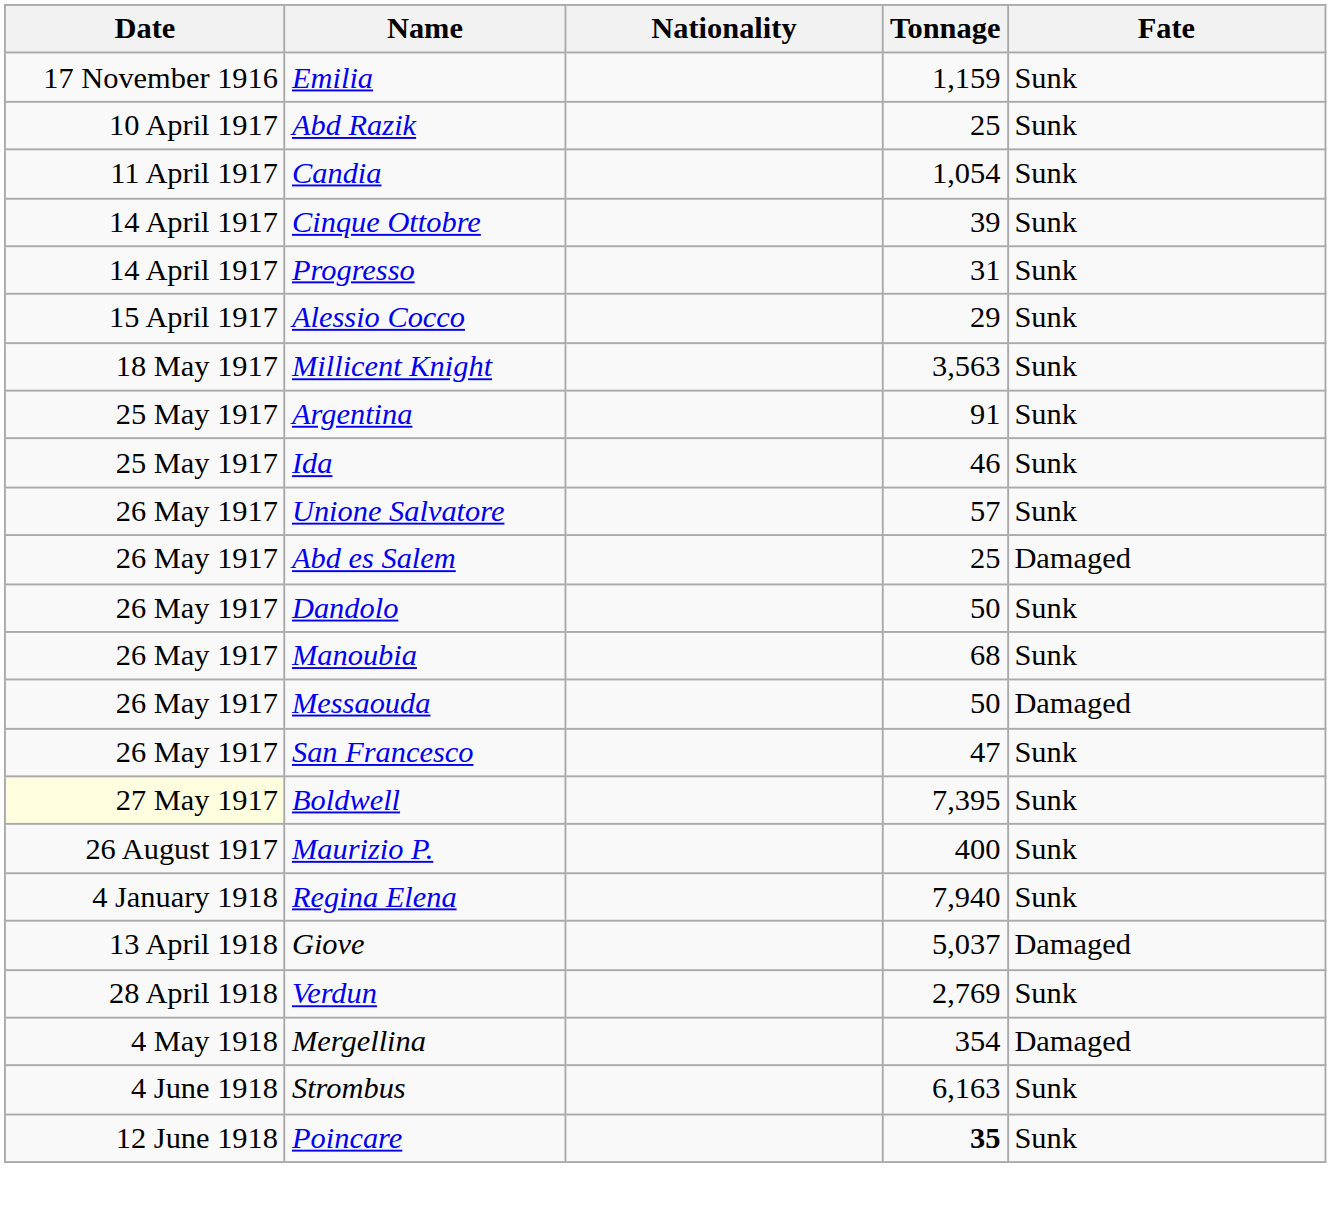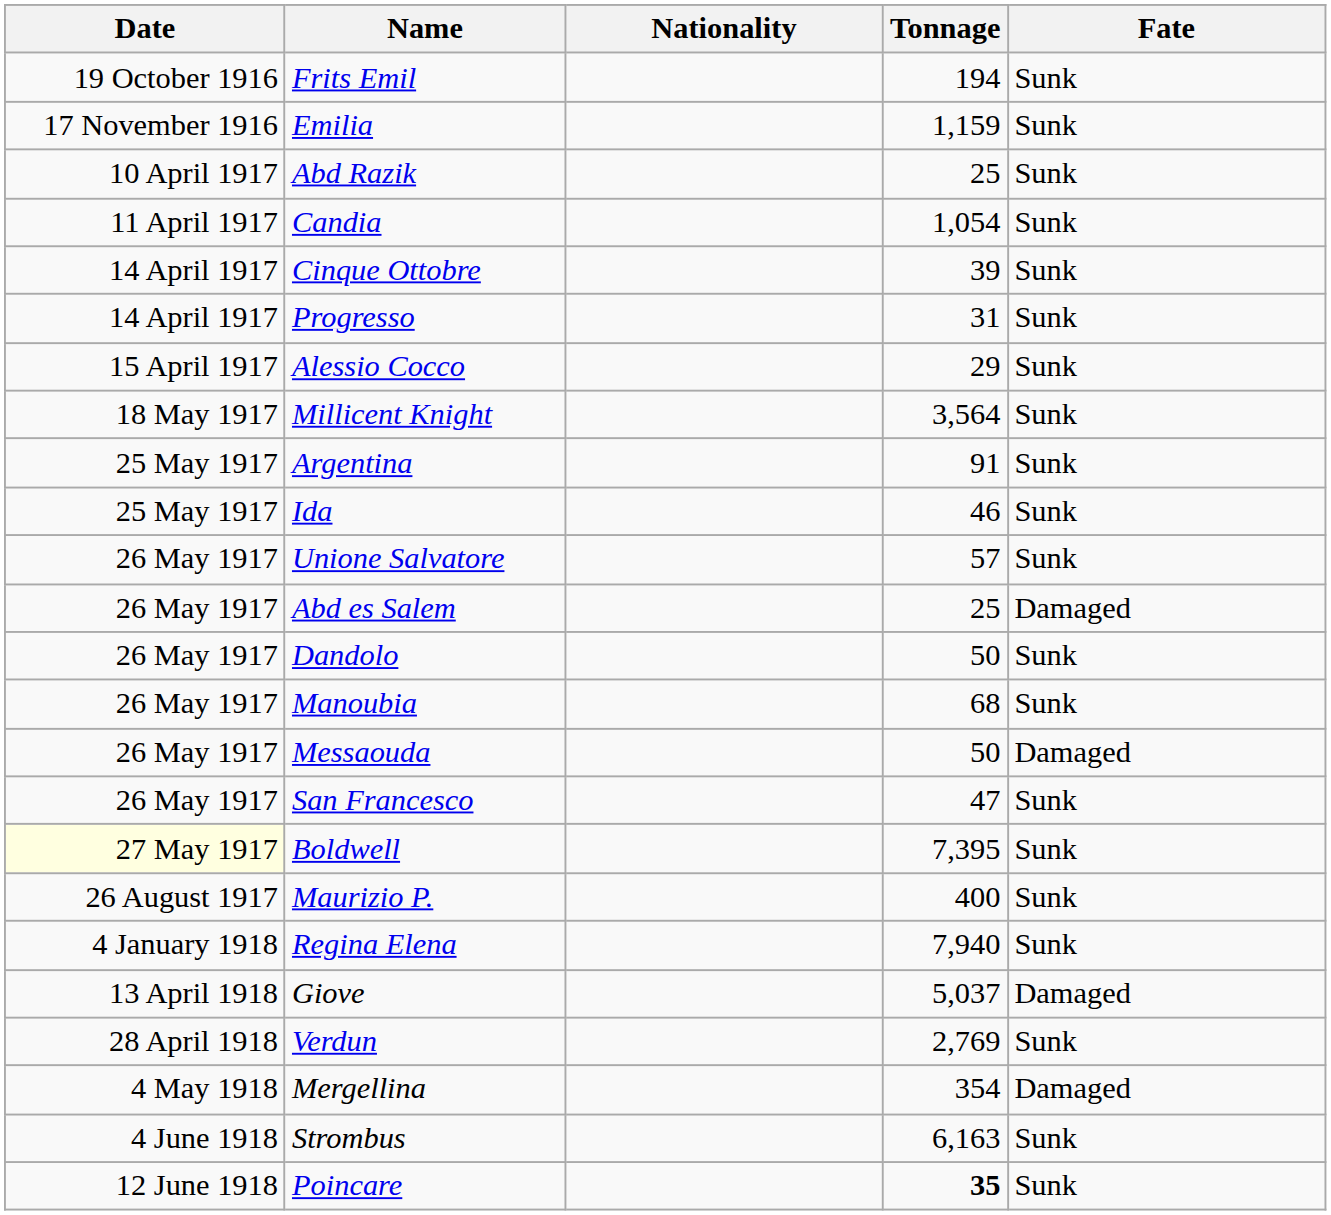+ row: (354, 76)
(966, 366) 3,563 -> (966, 414) 3,564
